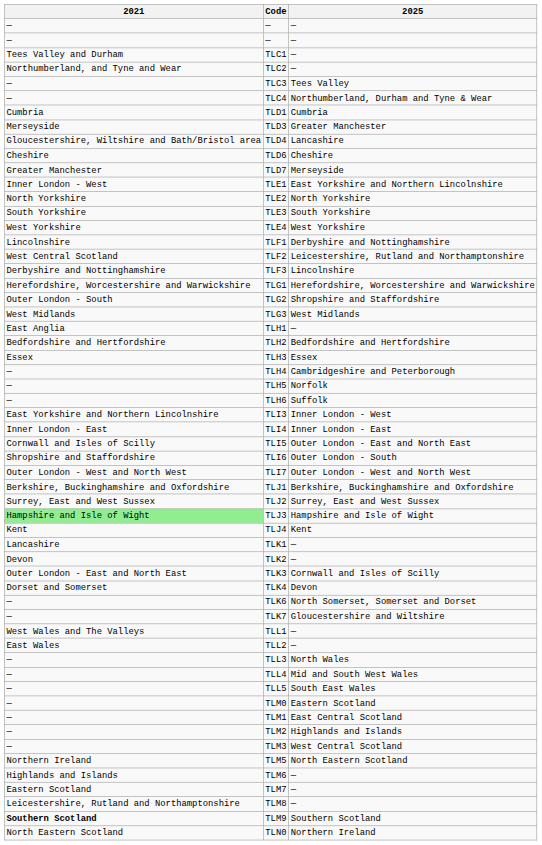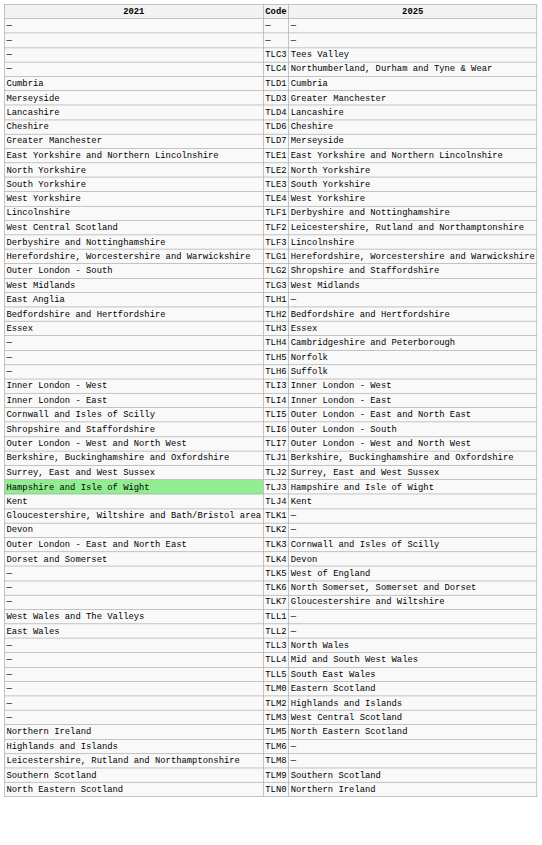- row: (276, 55)
- row: (276, 69)
(134, 141) Gloucestershire, Wiltshire and Bath/Bristol area -> (33, 112) Lancashire
(57, 184) Inner London - West -> (113, 156) East Yorkshire and Northern Lincolnshire
(113, 415) East Yorkshire and Northern Lincolnshire -> (57, 386) Inner London - West
(33, 545) Lancashire -> (134, 516) Gloucestershire, Wiltshire and Bath/Bristol area
+ row: (276, 573)
- row: (276, 718)
- row: (276, 790)
(52, 818) bold -> (52, 775) normal
